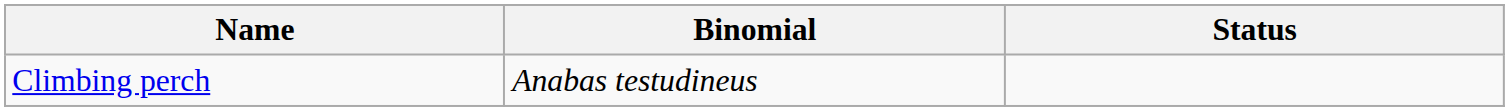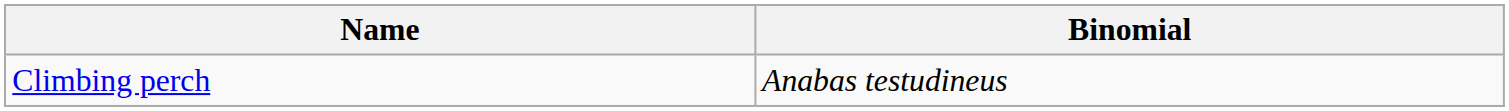- column: (1255, 29)
